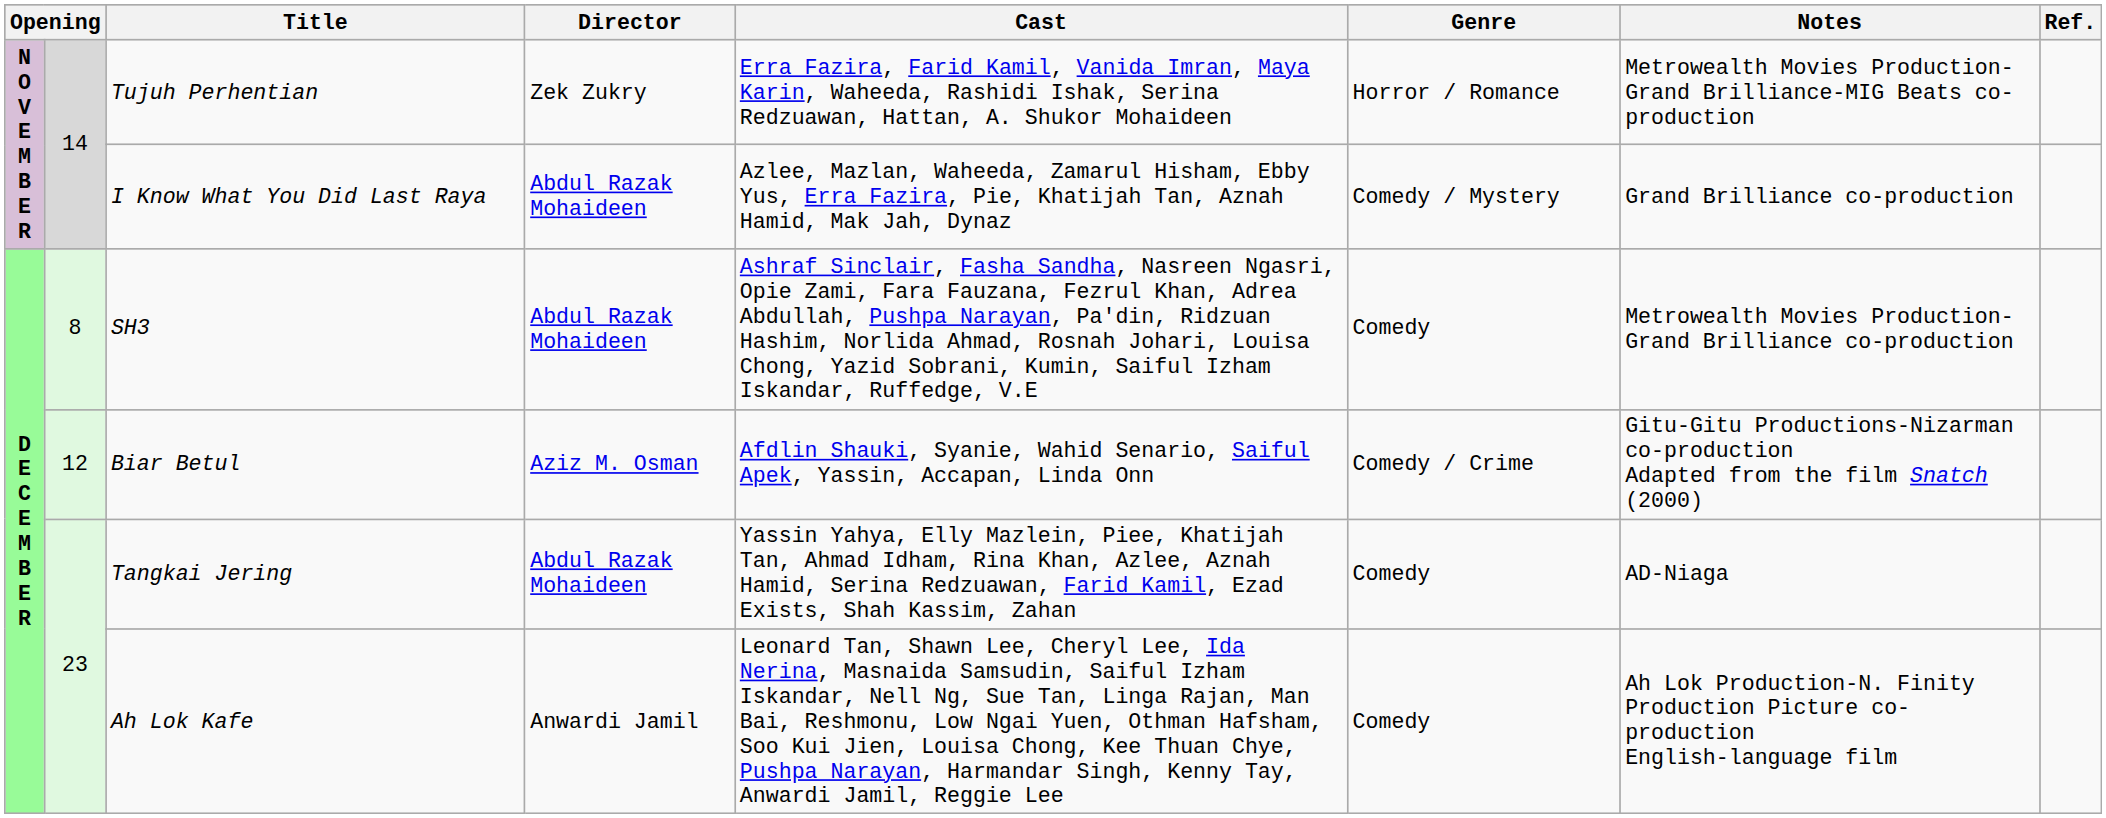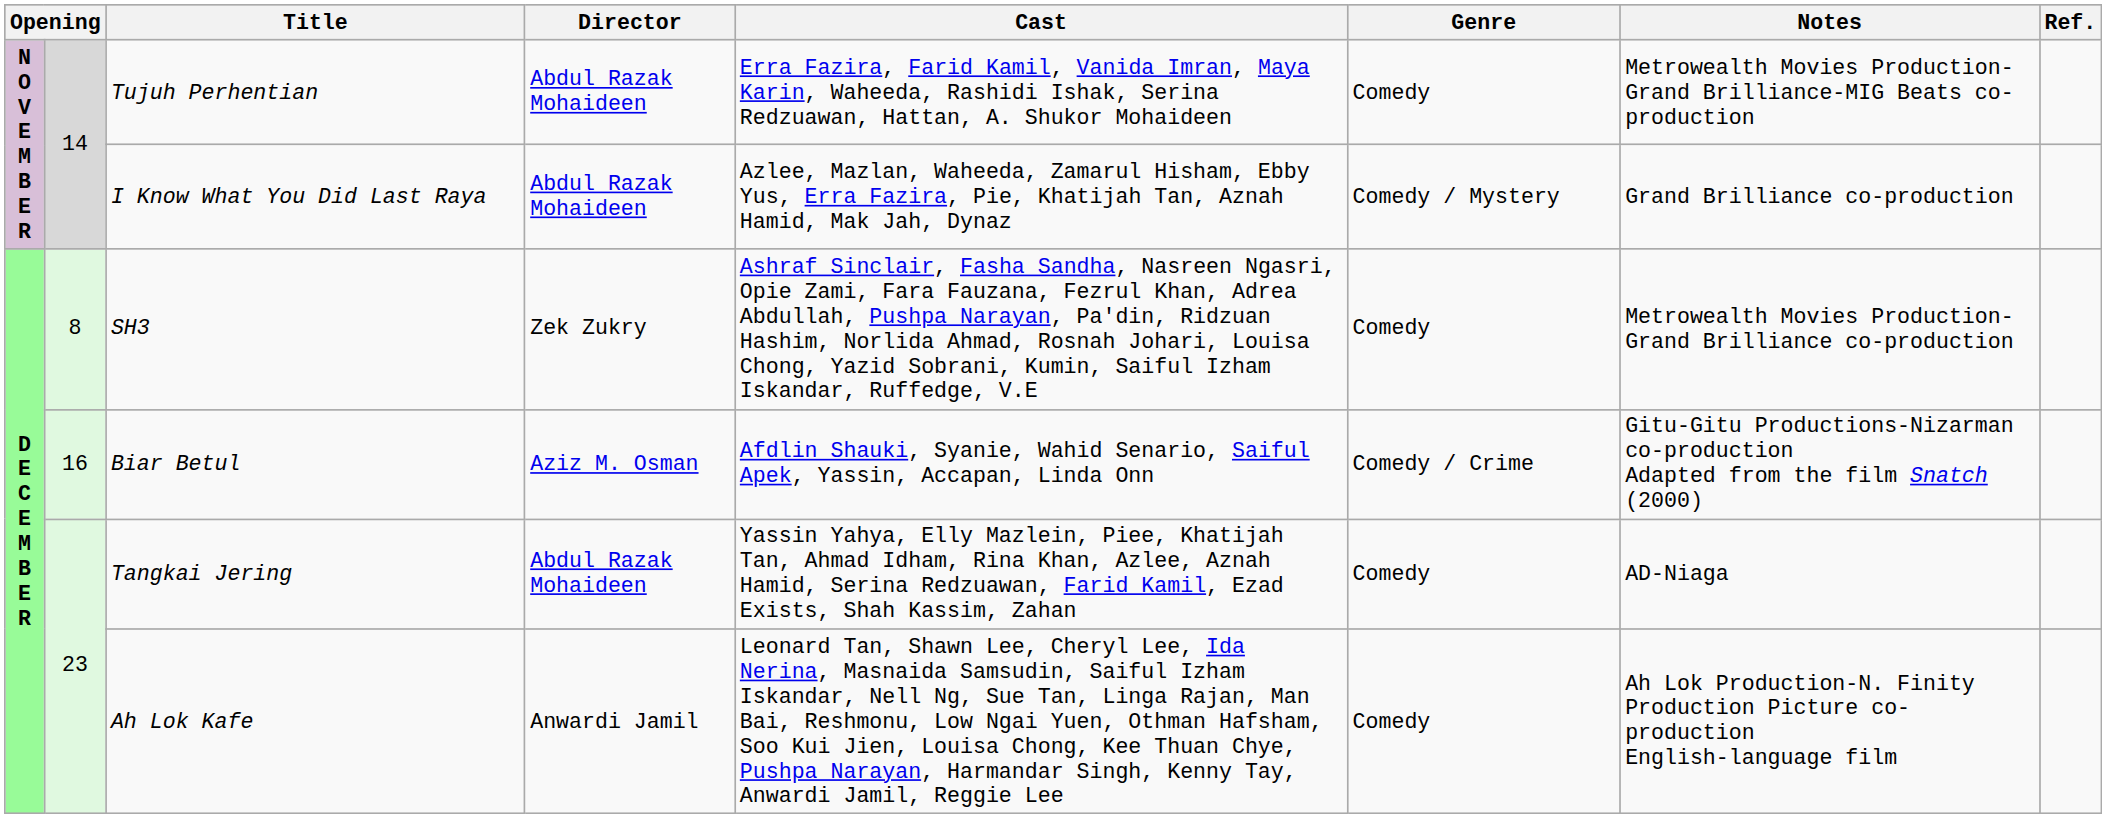(588, 92) Zek Zukry -> (601, 92) Abdul Razak Mohaideen
(1456, 92) Horror / Romance -> (1391, 92) Comedy
(601, 329) Abdul Razak Mohaideen -> (588, 329) Zek Zukry
(75, 464) 12 -> (75, 464) 16
